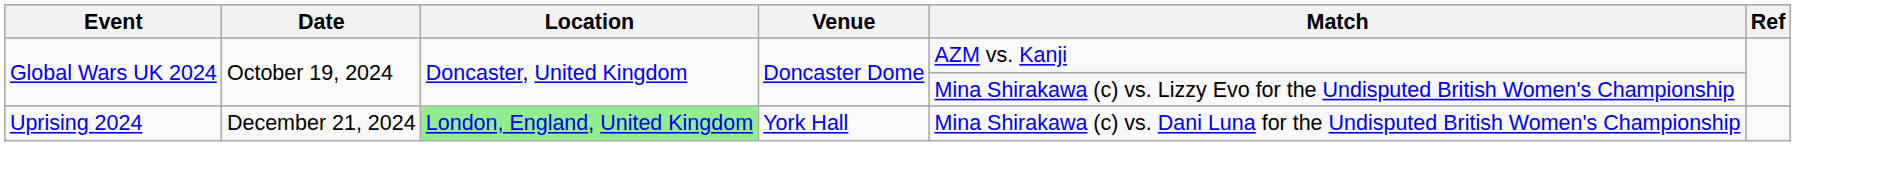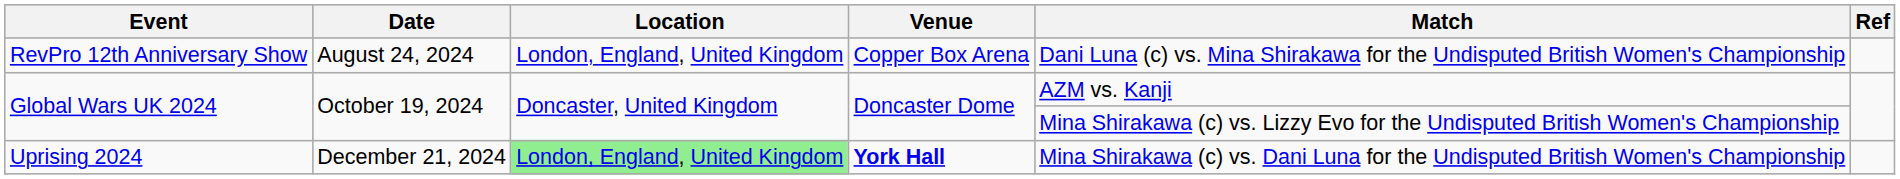+ row: (159, 55)
(806, 123) normal -> (899, 157) bold
